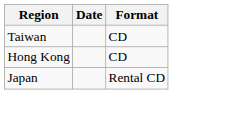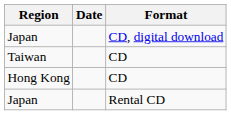+ row: (23, 36)
